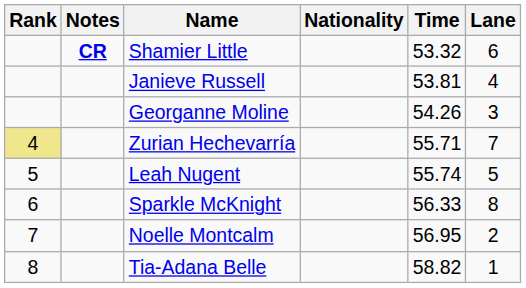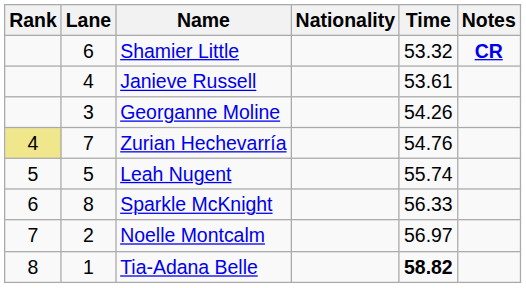columns swapped: (493, 20) <-> (93, 20)
(437, 82) 53.81 -> (428, 82) 53.61
(437, 143) 55.71 -> (428, 143) 54.76
(437, 236) 56.95 -> (428, 236) 56.97
(437, 267) normal -> (428, 267) bold
